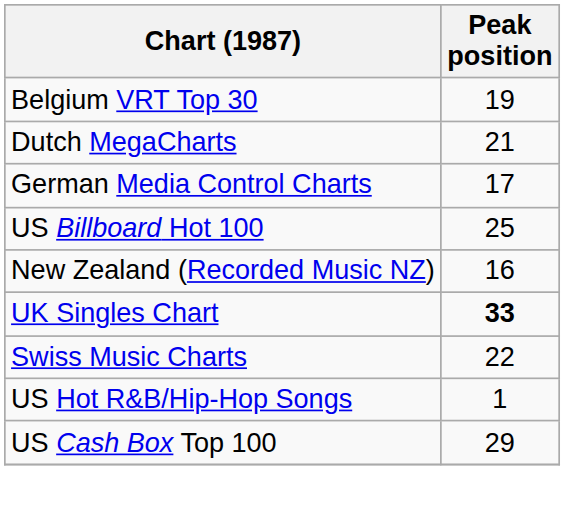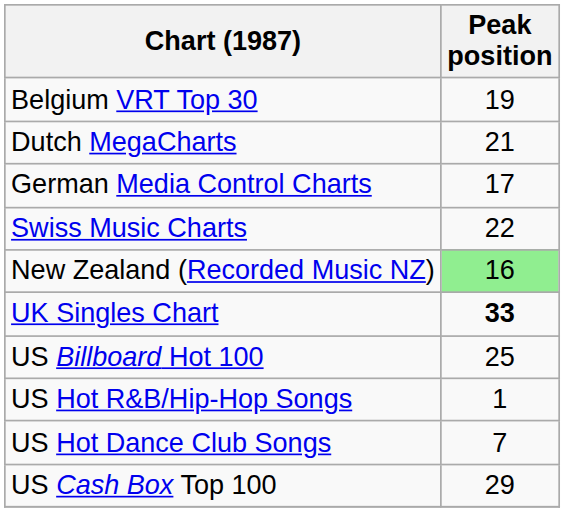rows swapped: (129, 356) <-> (137, 227)
(500, 270) no background -> (500, 270) lightgreen background
+ row: (171, 442)
